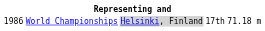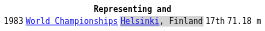(14, 21) 1986 -> (14, 21) 1983
